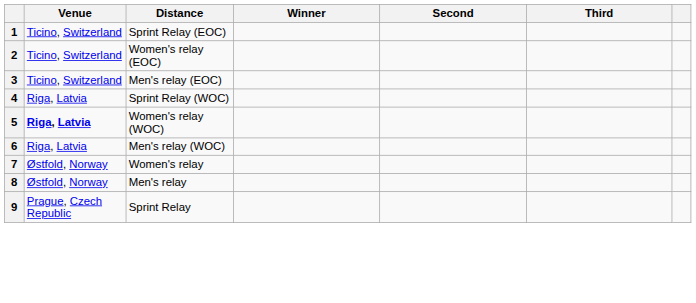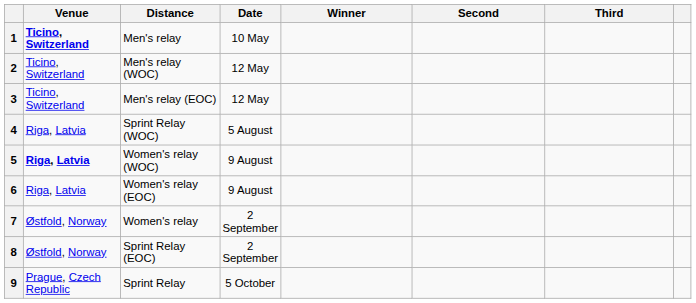+ column: (250, 14)
(74, 32) normal -> (57, 38) bold
(177, 32) Sprint Relay (EOC) -> (152, 38) Men's relay
(166, 56) Women's relay (EOC) -> (152, 69) Men's relay (WOC)
(177, 147) Men's relay (WOC) -> (161, 191) Women's relay (EOC)
(158, 183) Men's relay -> (154, 252) Sprint Relay (EOC)
